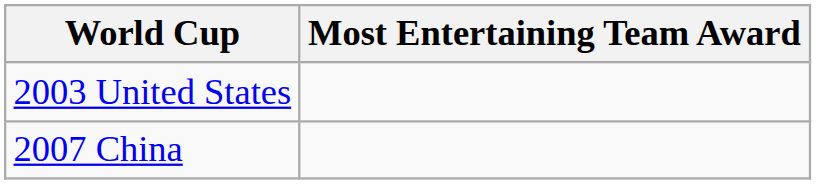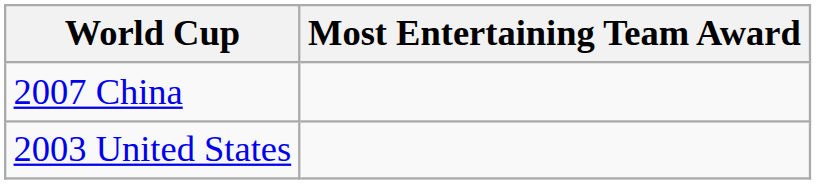rows swapped: (152, 91) <-> (98, 149)
